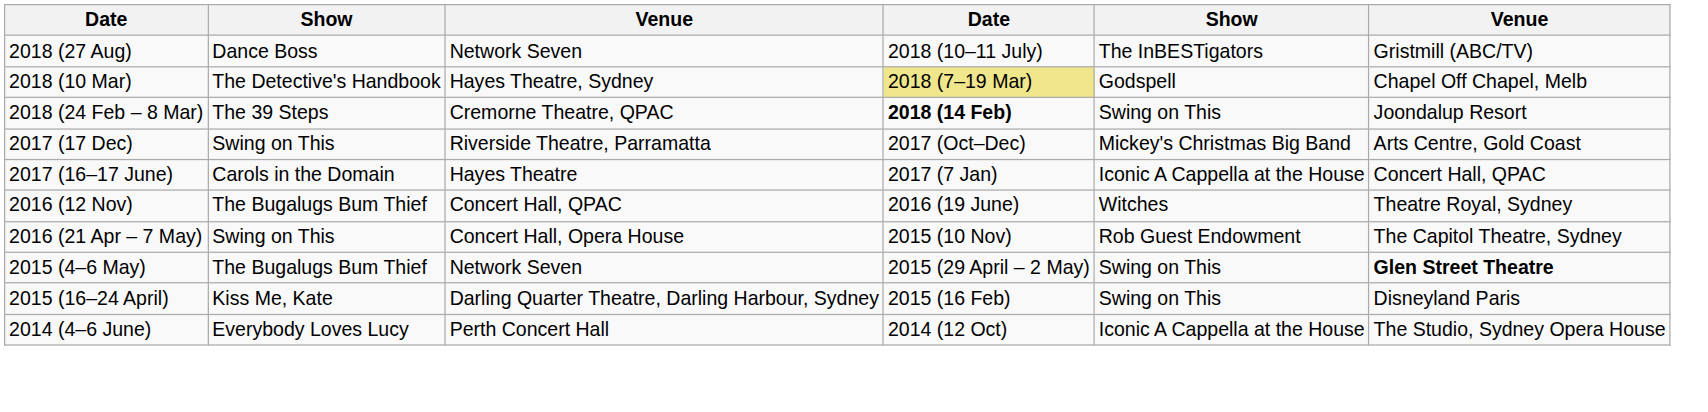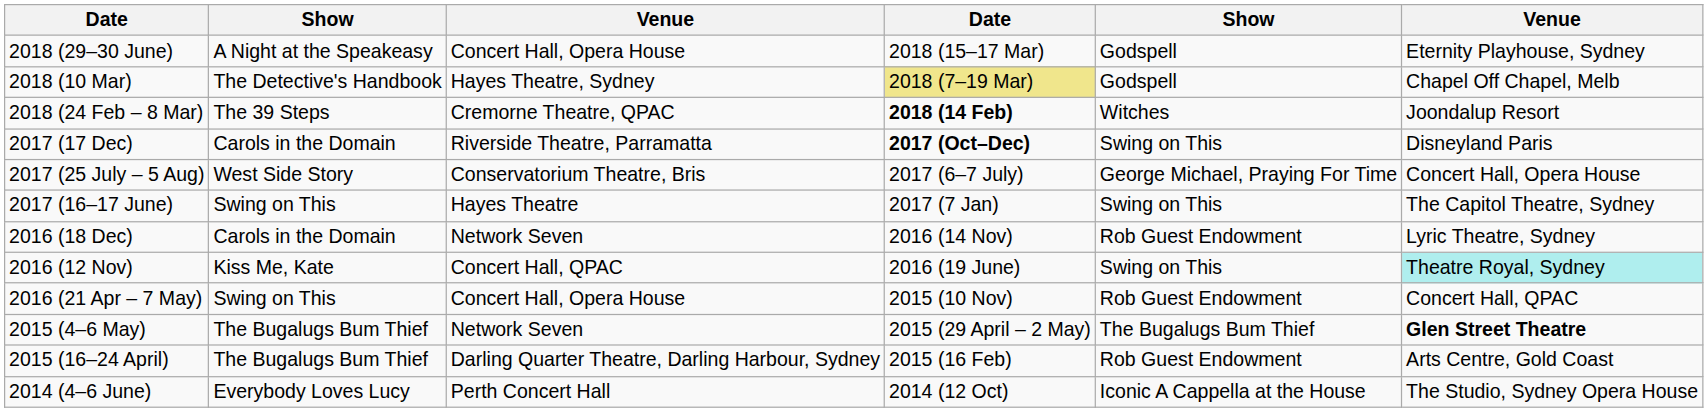- row: (70, 50)
+ row: (91, 50)
(1160, 112) Swing on This -> (1135, 112) Witches
(273, 143) Swing on This -> (305, 143) Carols in the Domain
(957, 143) normal -> (960, 143) bold
(1225, 143) Mickey's Christmas Big Band -> (1161, 143) Swing on This
(1477, 143) Arts Centre, Gold Coast -> (1479, 143) Disneyland Paris
+ row: (107, 174)
(303, 174) Carols in the Domain -> (275, 205) Swing on This
(1232, 174) Iconic A Cappella at the House -> (1161, 205) Swing on This
(1460, 174) Concert Hall, QPAC -> (1530, 205) The Capitol Theatre, Sydney
+ row: (71, 236)
(320, 205) The Bugalugs Bum Thief -> (274, 267) Kiss Me, Kate
(1133, 205) Witches -> (1161, 267) Swing on This
(1473, 205) no background -> (1505, 267) paleturquoise background
(1498, 236) The Capitol Theatre, Sydney -> (1492, 298) Concert Hall, QPAC
(1160, 267) Swing on This -> (1207, 329) The Bugalugs Bum Thief
(273, 298) Kiss Me, Kate -> (321, 360) The Bugalugs Bum Thief
(1160, 298) Swing on This -> (1201, 360) Rob Guest Endowment
(1447, 298) Disneyland Paris -> (1510, 360) Arts Centre, Gold Coast
